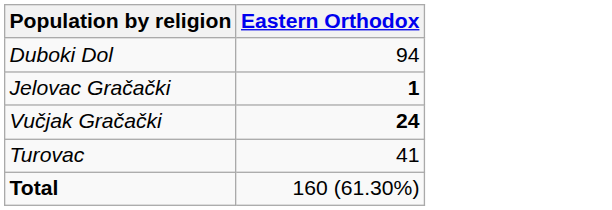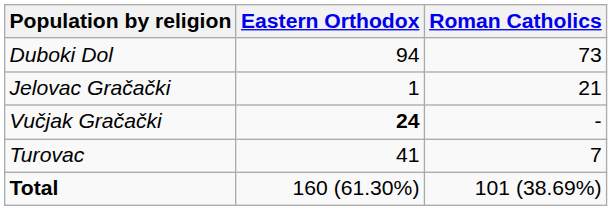+ column: (515, 21)
(414, 88) bold -> (414, 88) normal
